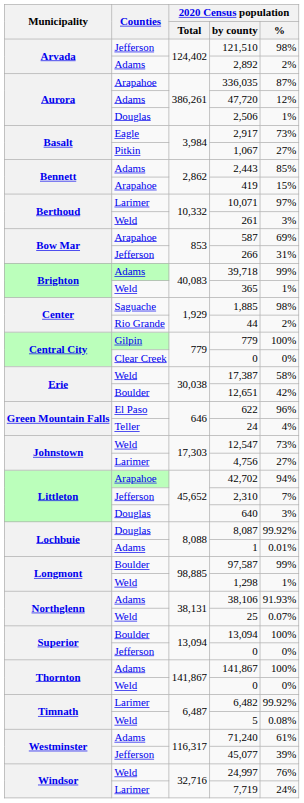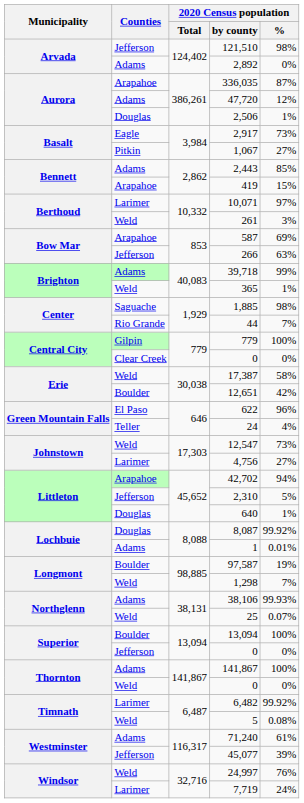(289, 64) 2% -> (289, 64) 0%
(286, 254) 31% -> (286, 254) 63%
(289, 323) 2% -> (289, 323) 7%
(289, 496) 7% -> (289, 496) 5%
(289, 513) 3% -> (289, 513) 1%
(286, 565) 99% -> (286, 565) 19%
(289, 582) 1% -> (289, 582) 7%
(280, 599) 91.93% -> (280, 599) 99.93%
